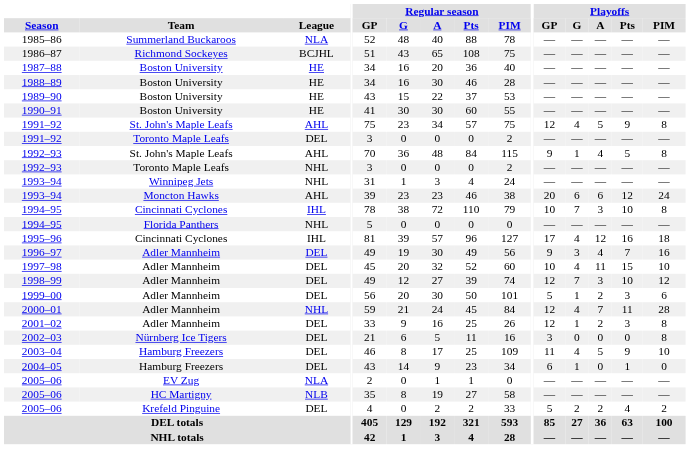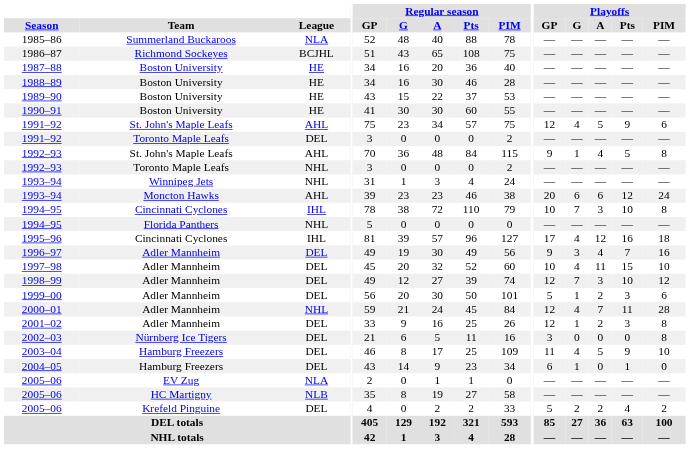(664, 124) 8 -> (664, 124) 6
